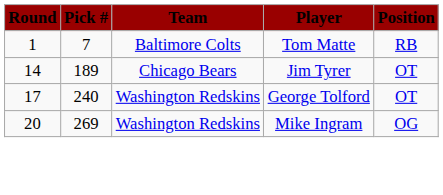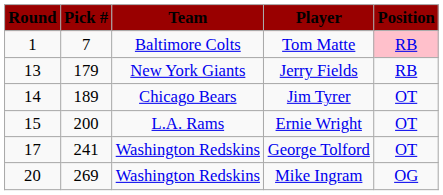(406, 44) no background -> (406, 44) pink background
+ row: (319, 70)
+ row: (319, 123)
(86, 96) 240 -> (86, 149) 241
